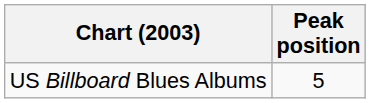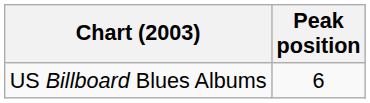(319, 80) 5 -> (319, 80) 6
